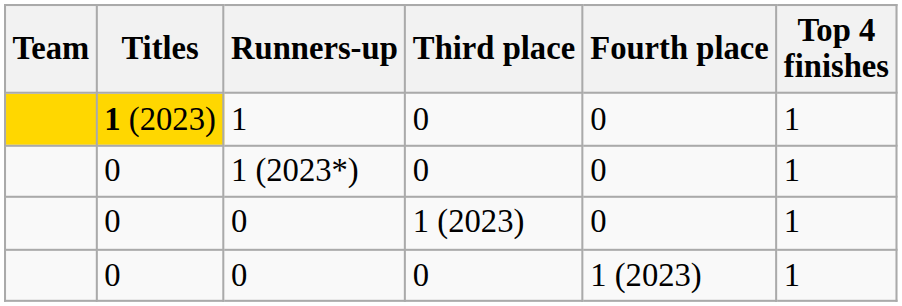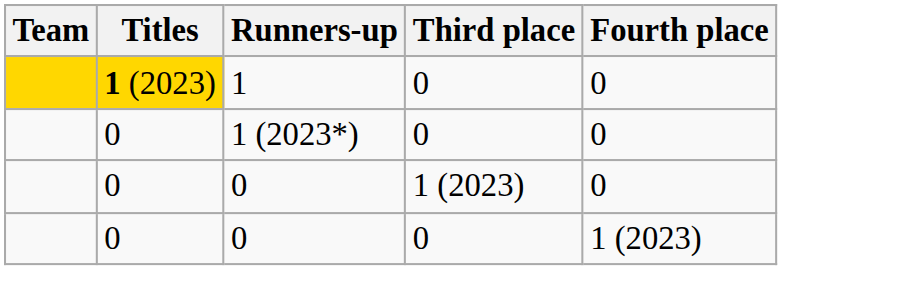- column: (836, 48)
